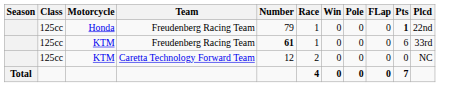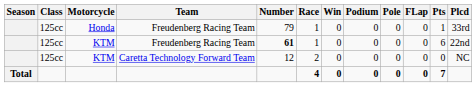+ column: (362, 12)
(406, 27) bold -> (443, 27) normal
(423, 27) 22nd -> (461, 27) 33rd
(424, 43) 33rd -> (460, 43) 22nd
